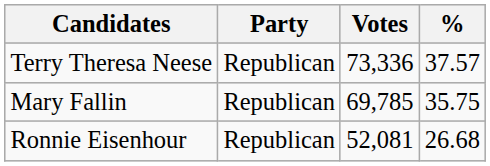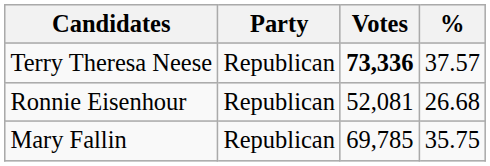(380, 62) normal -> (380, 62) bold
rows swapped: (69, 101) <-> (98, 140)
